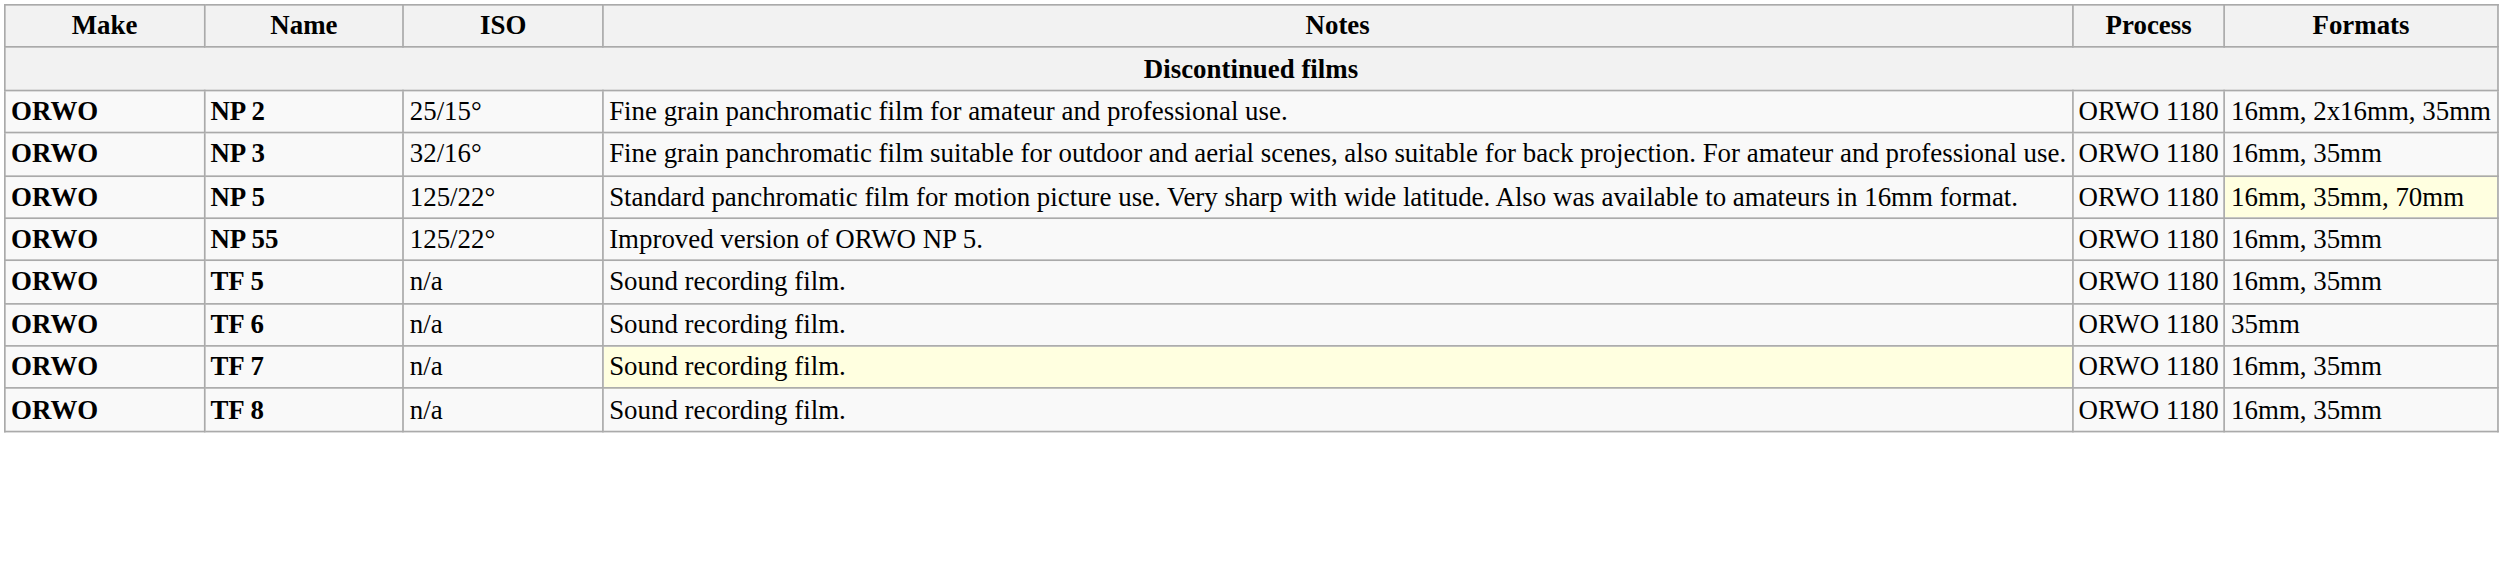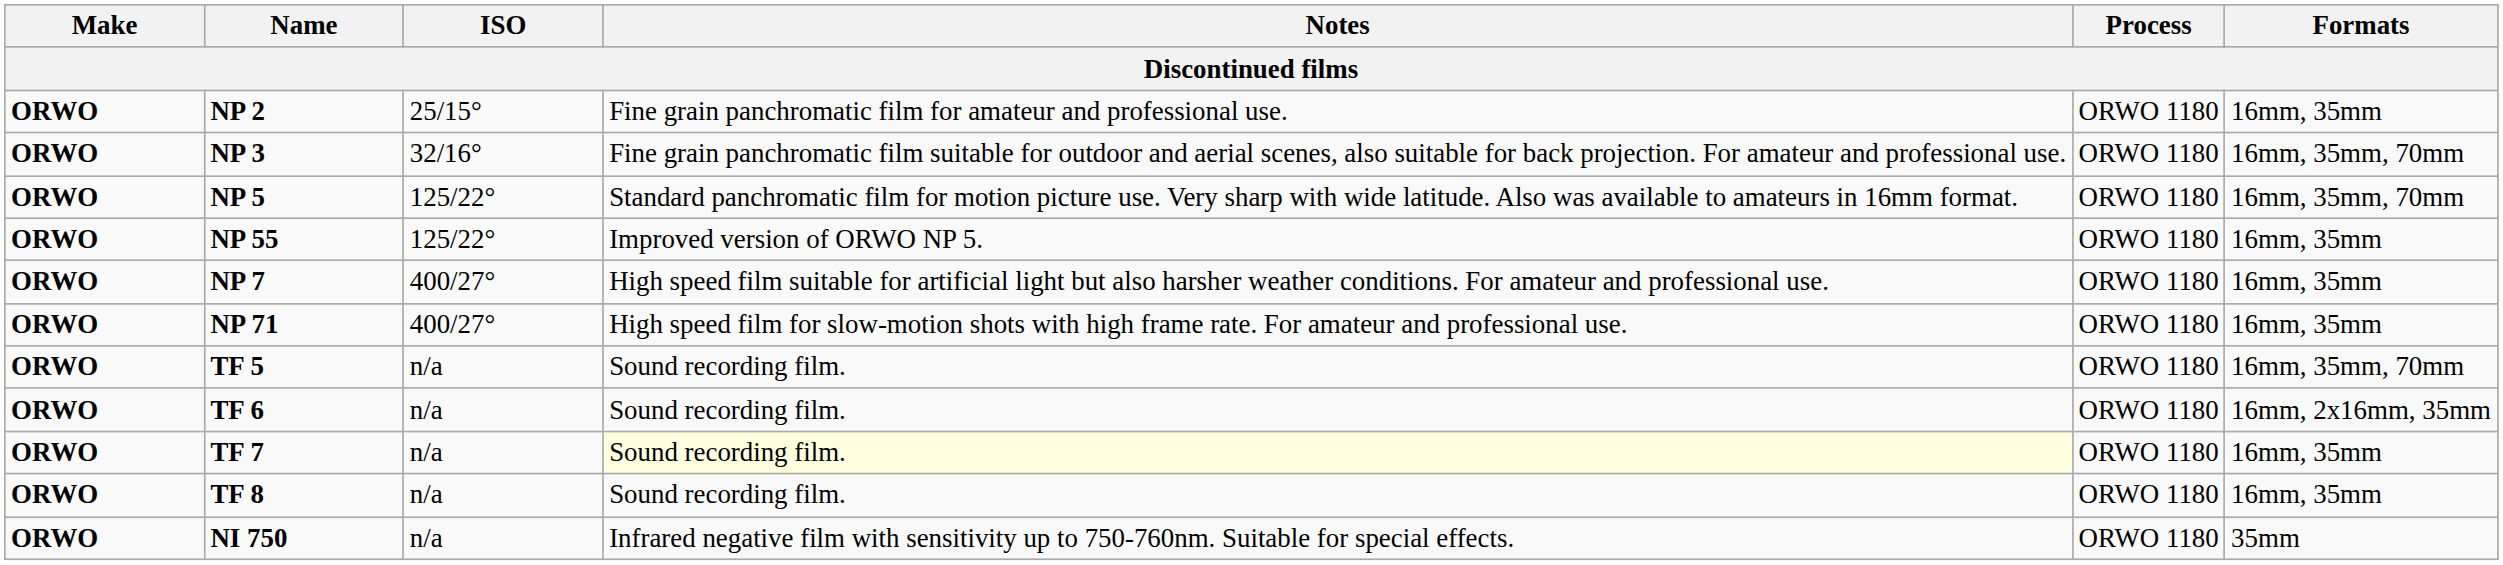(2361, 111) 16mm, 2x16mm, 35mm -> (2307, 111) 16mm, 35mm
(2307, 153) 16mm, 35mm -> (2348, 153) 16mm, 35mm, 70mm
(2348, 196) lightyellow background -> (2348, 196) no background
+ row: (238, 281)
+ row: (244, 324)
(2307, 281) 16mm, 35mm -> (2348, 366) 16mm, 35mm, 70mm
(2265, 324) 35mm -> (2361, 409) 16mm, 2x16mm, 35mm
+ row: (249, 537)
